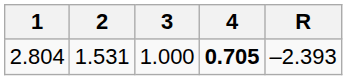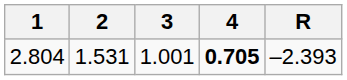(167, 56) 1.000 -> (167, 56) 1.001
